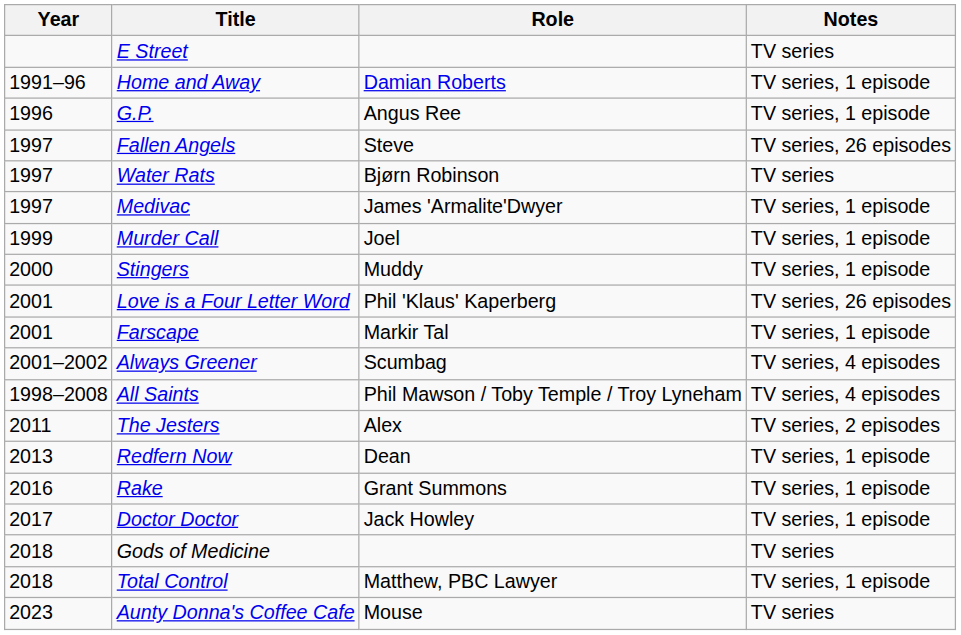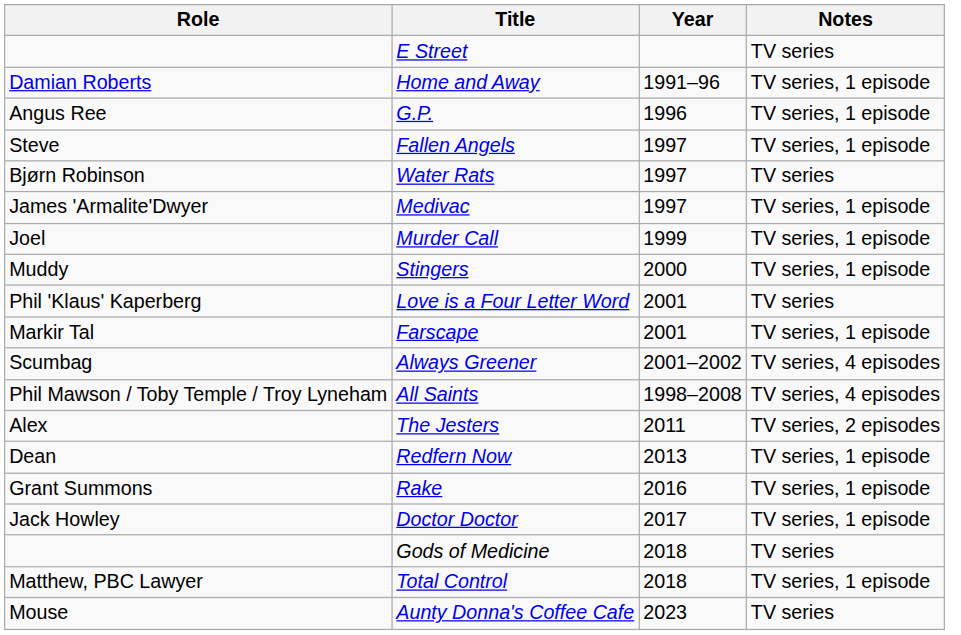columns swapped: (58, 20) <-> (553, 20)
(851, 144) TV series, 26 episodes -> (841, 144) TV series, 1 episode
(851, 301) TV series, 26 episodes -> (792, 301) TV series
